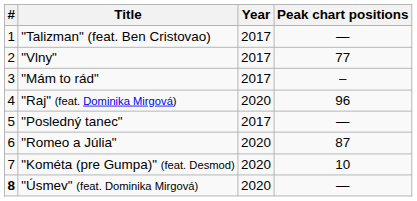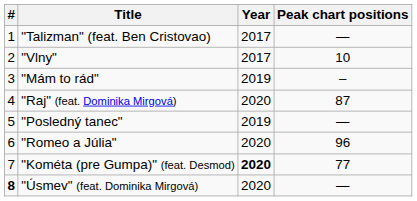(343, 57) 77 -> (343, 57) 10
(256, 79) 2017 -> (256, 79) 2019
(343, 100) 96 -> (343, 100) 87
(256, 121) 2017 -> (256, 121) 2019
(343, 143) 87 -> (343, 143) 96
(256, 164) normal -> (256, 164) bold
(343, 164) 10 -> (343, 164) 77
